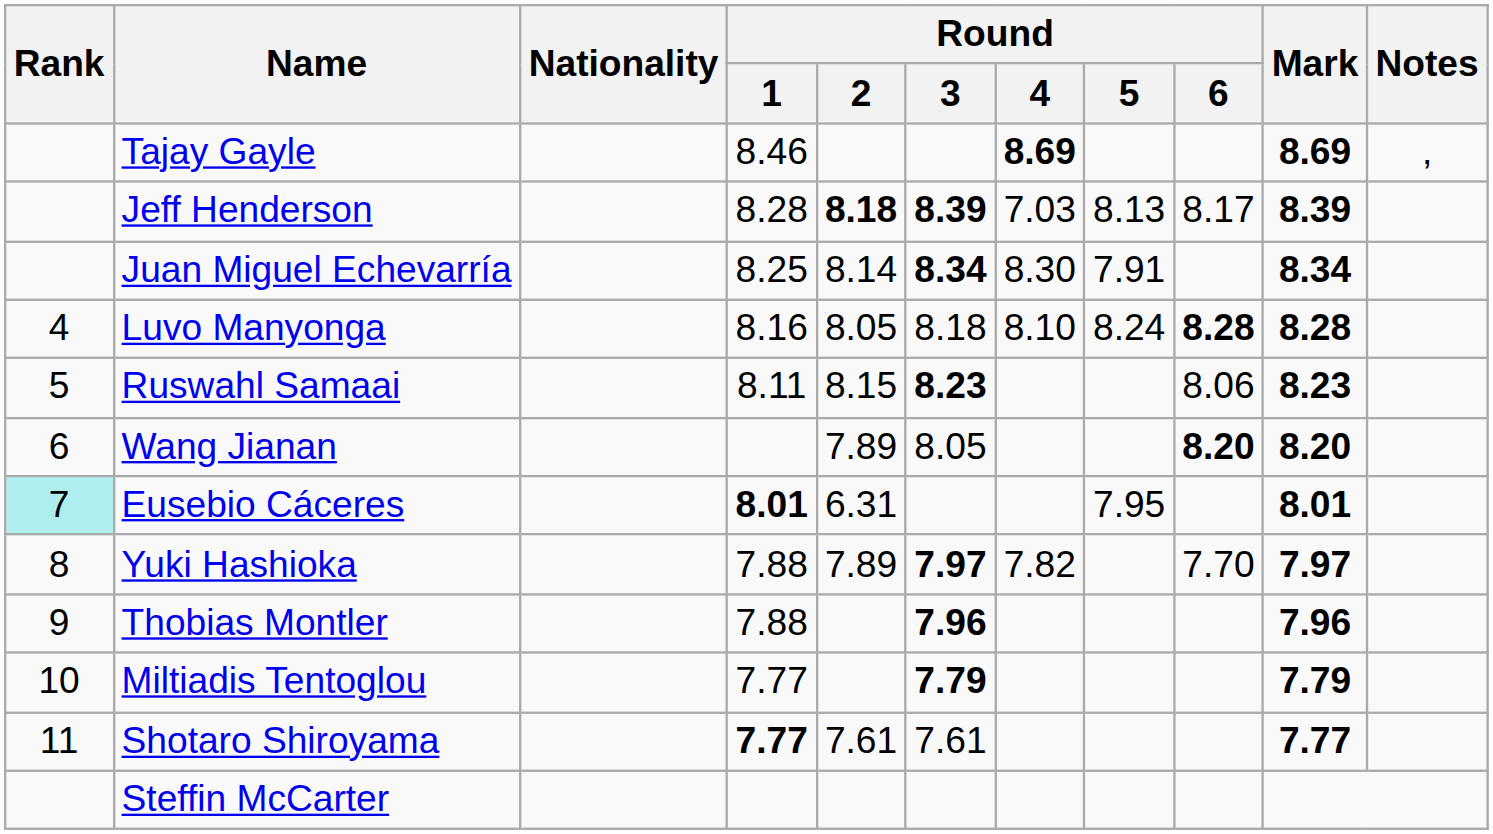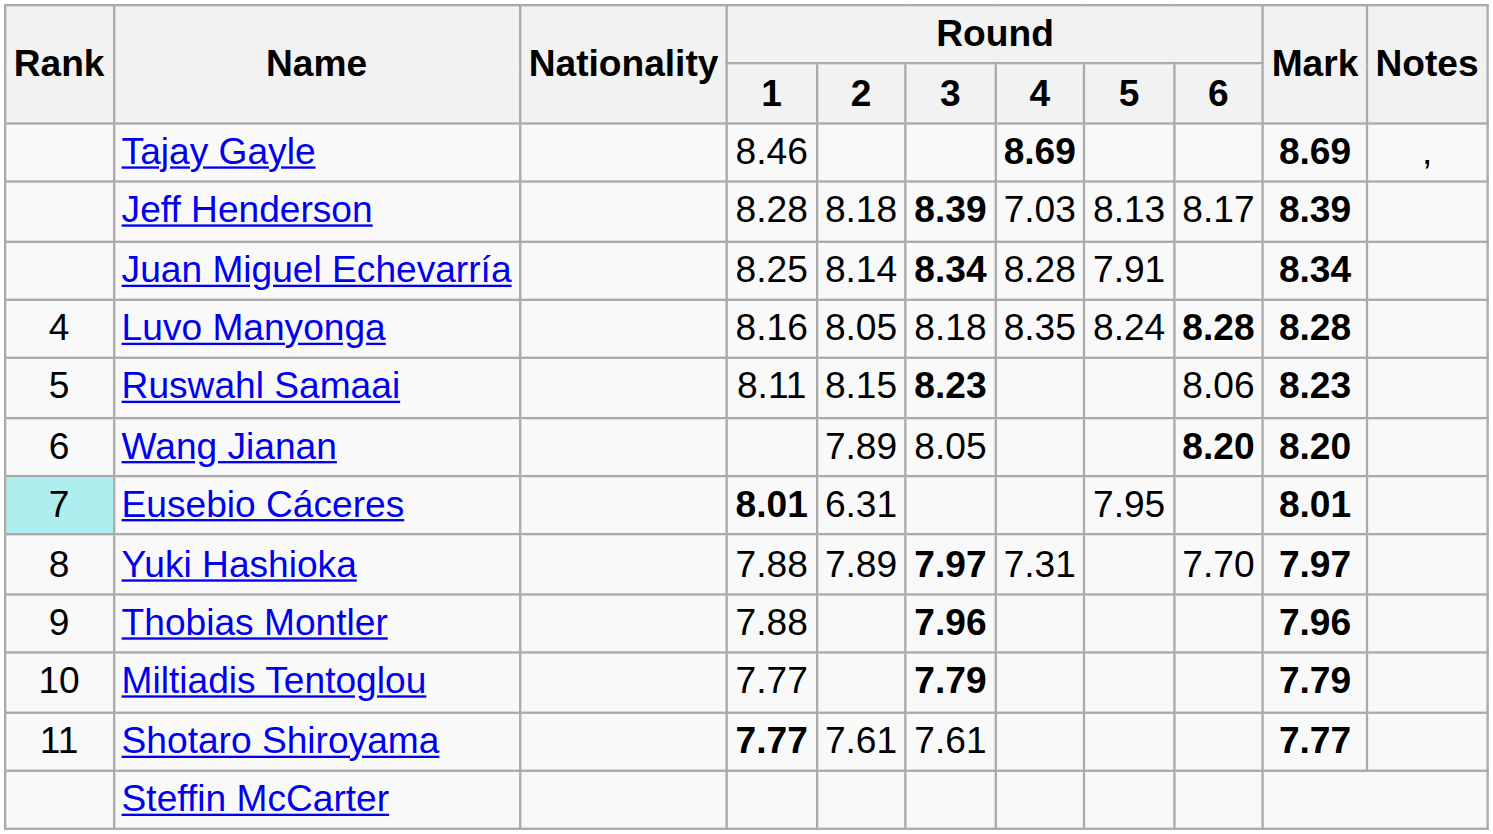(861, 210) bold -> (861, 210) normal
(1040, 269) 8.30 -> (1040, 269) 8.28
(1040, 328) 8.10 -> (1040, 328) 8.35
(1040, 563) 7.82 -> (1040, 563) 7.31
